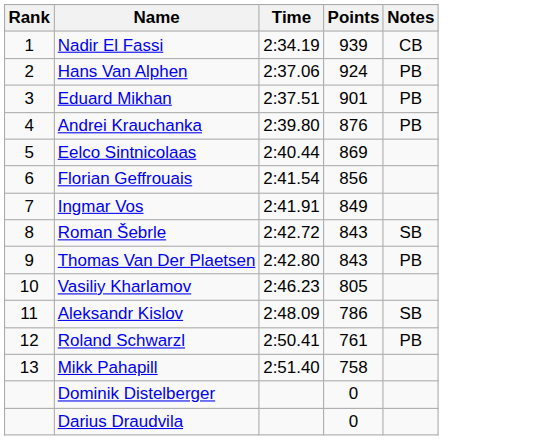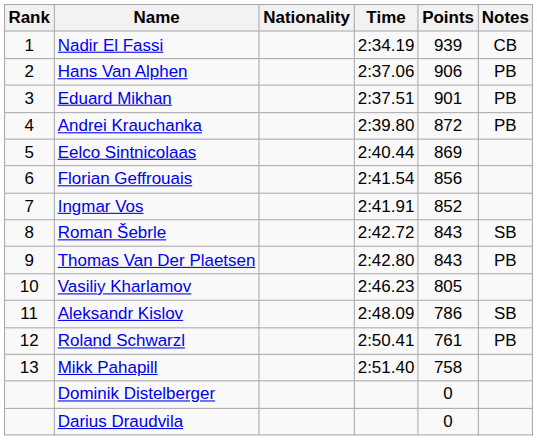+ column: (307, 17)
(354, 71) 924 -> (448, 71) 906
(354, 125) 876 -> (448, 125) 872
(354, 206) 849 -> (448, 206) 852
